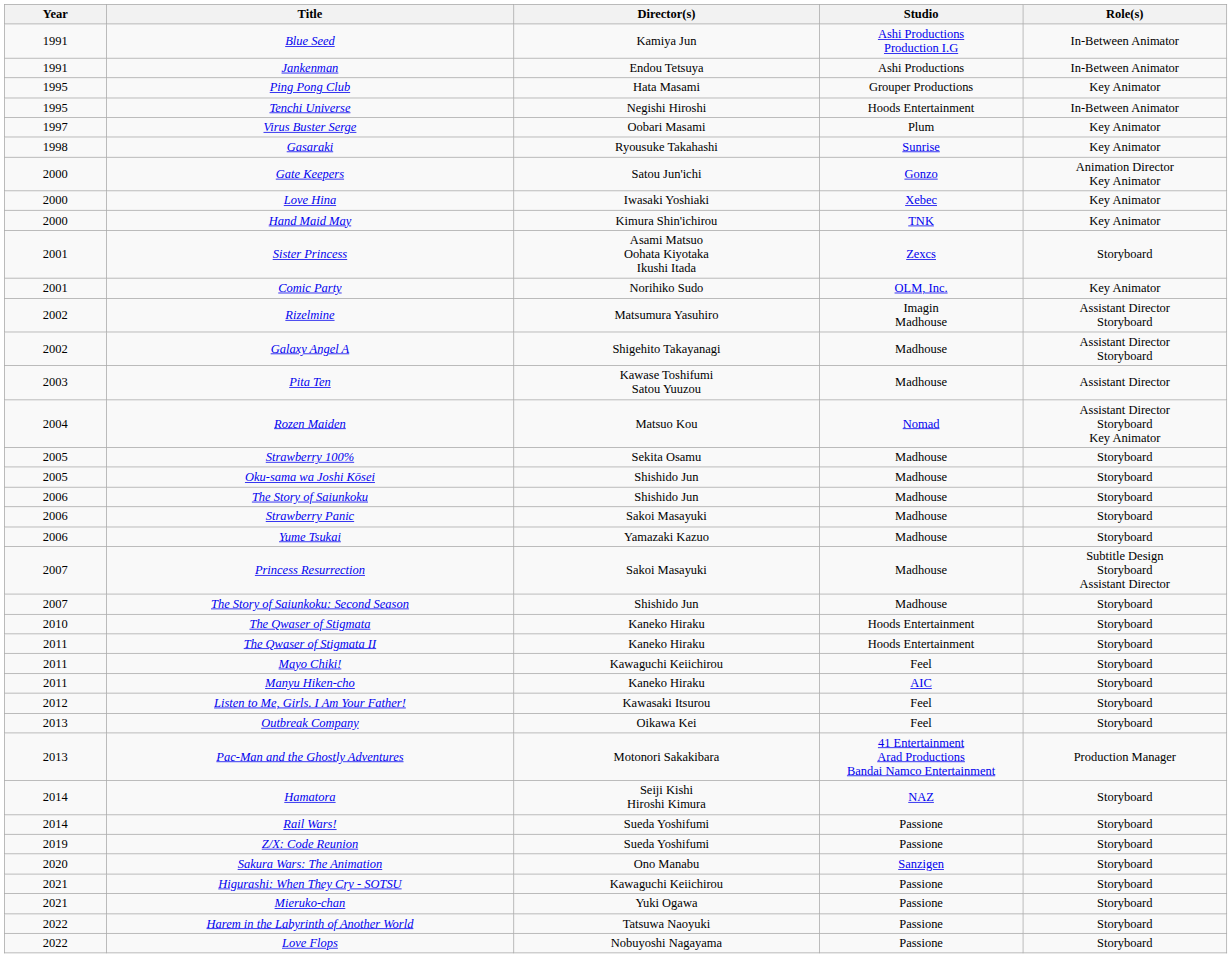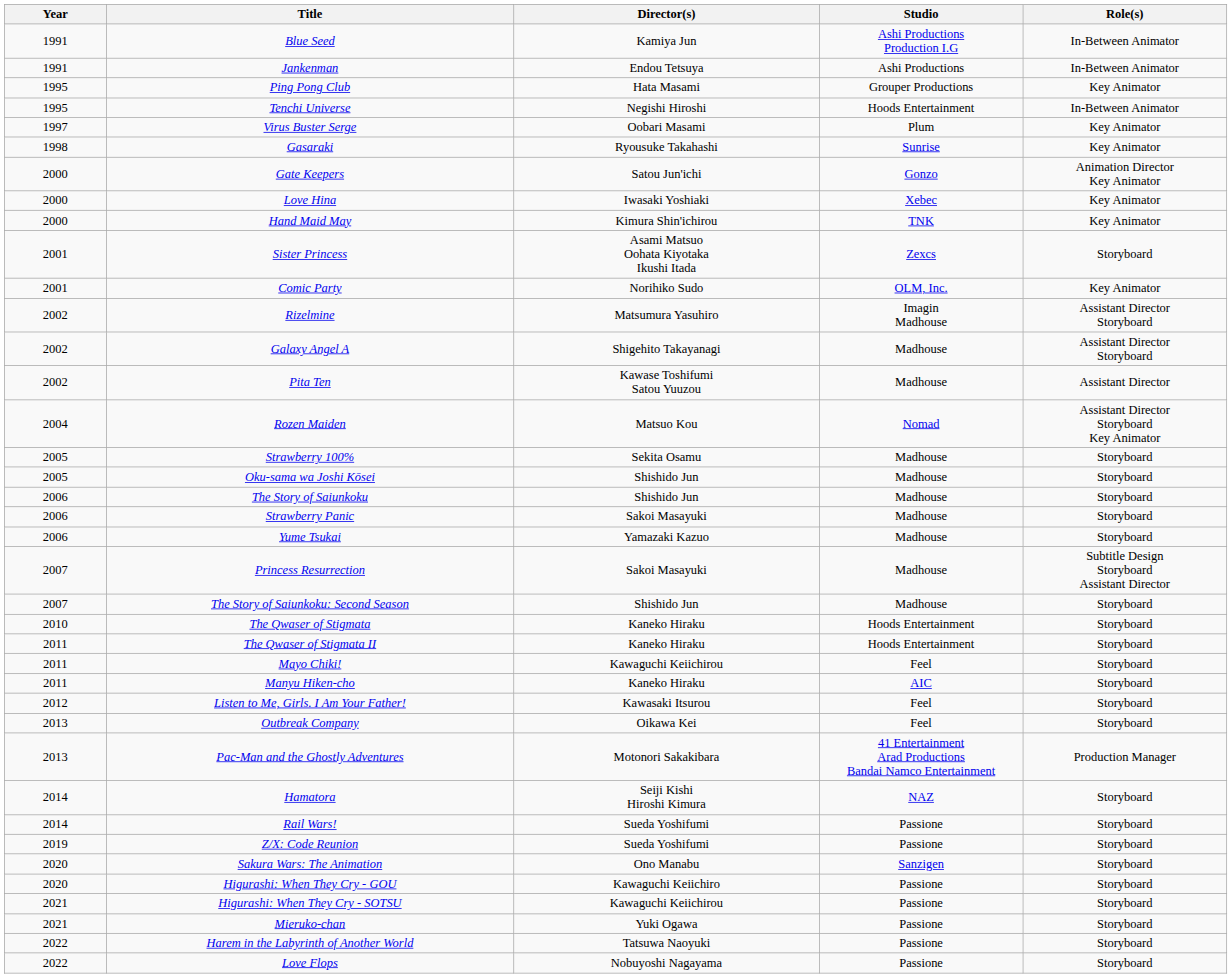(55, 382) 2003 -> (55, 382) 2002
+ row: (310, 883)
